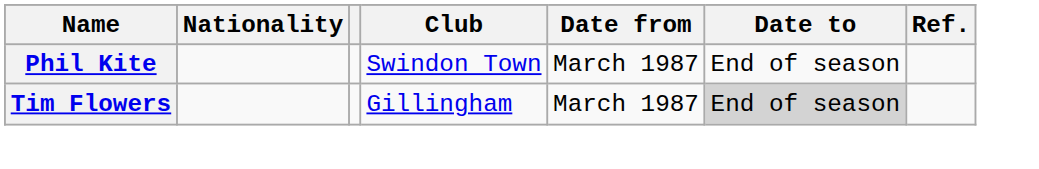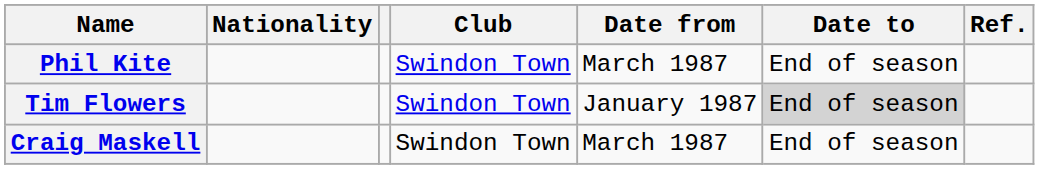(439, 104) Gillingham -> (483, 104) Swindon Town
(626, 104) March 1987 -> (670, 104) January 1987
+ row: (106, 144)
